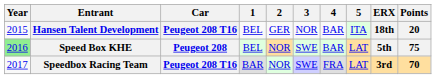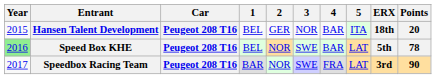(200, 47) Peugeot 208 -> (200, 47) Peugeot 208 T16
(414, 47) 75 -> (414, 47) 78
(414, 64) 70 -> (414, 64) 90
